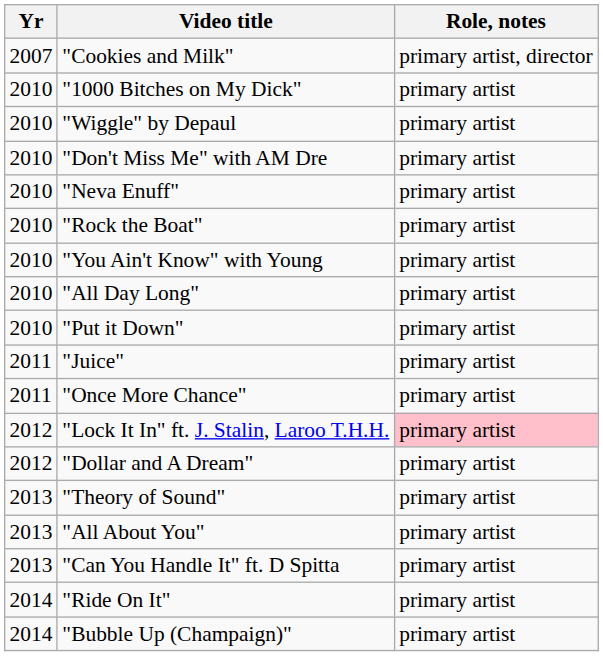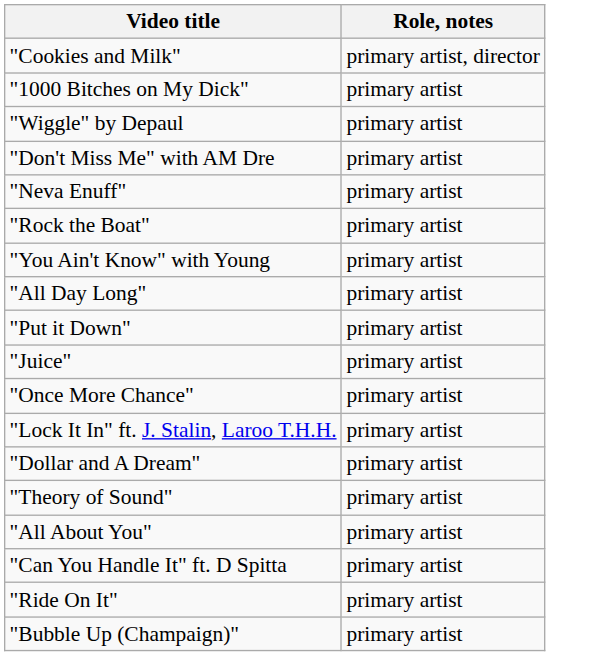- column: (31, 21)
(457, 429) pink background -> (404, 429) no background
